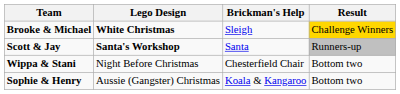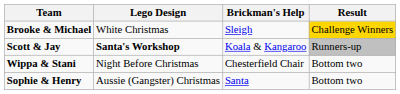(135, 30) bold -> (132, 30) normal
(237, 47) Santa -> (266, 47) Koala & Kangaroo
(266, 81) Koala & Kangaroo -> (237, 81) Santa
